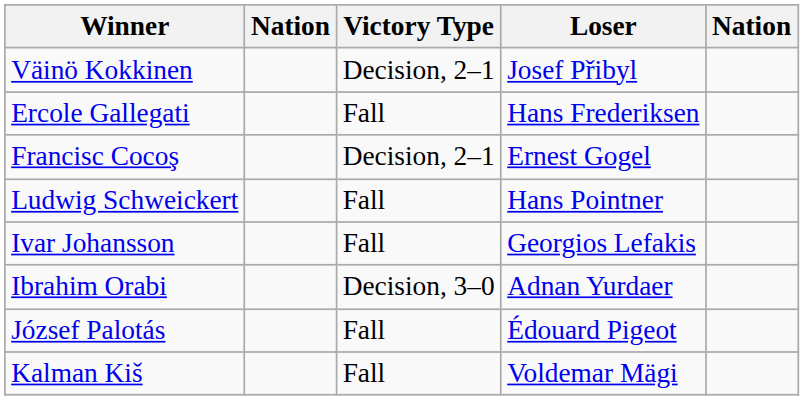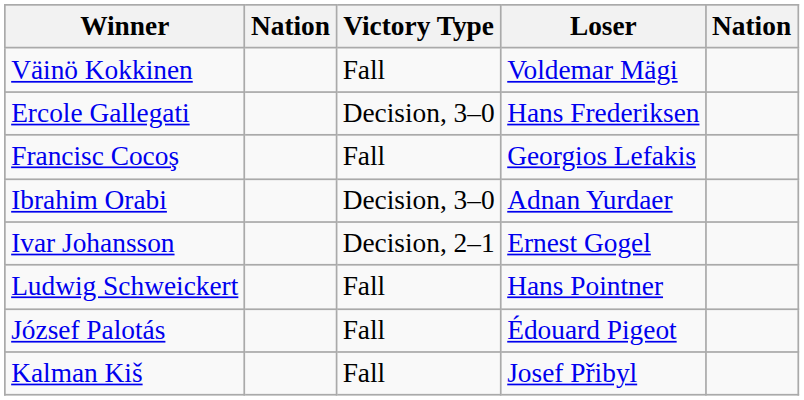(419, 69) Decision, 2–1 -> (364, 69) Fall
(572, 69) Josef Přibyl -> (592, 69) Voldemar Mägi
(364, 112) Fall -> (419, 112) Decision, 3–0
(419, 156) Decision, 2–1 -> (364, 156) Fall
(579, 156) Ernest Gogel -> (602, 156) Georgios Lefakis
rows swapped: (125, 199) <-> (89, 286)
(364, 243) Fall -> (419, 243) Decision, 2–1
(602, 243) Georgios Lefakis -> (579, 243) Ernest Gogel
(592, 373) Voldemar Mägi -> (572, 373) Josef Přibyl
